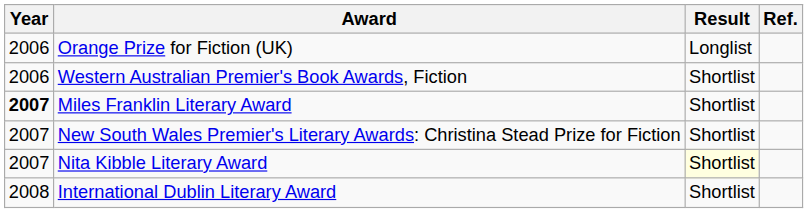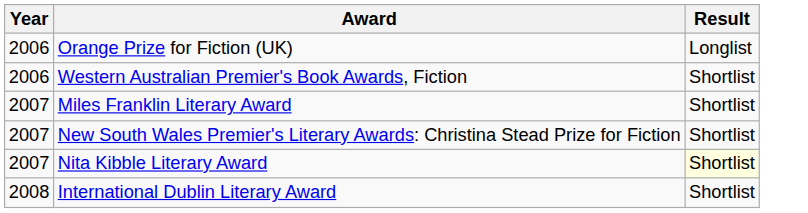- column: (781, 18)
(29, 105) bold -> (29, 105) normal
